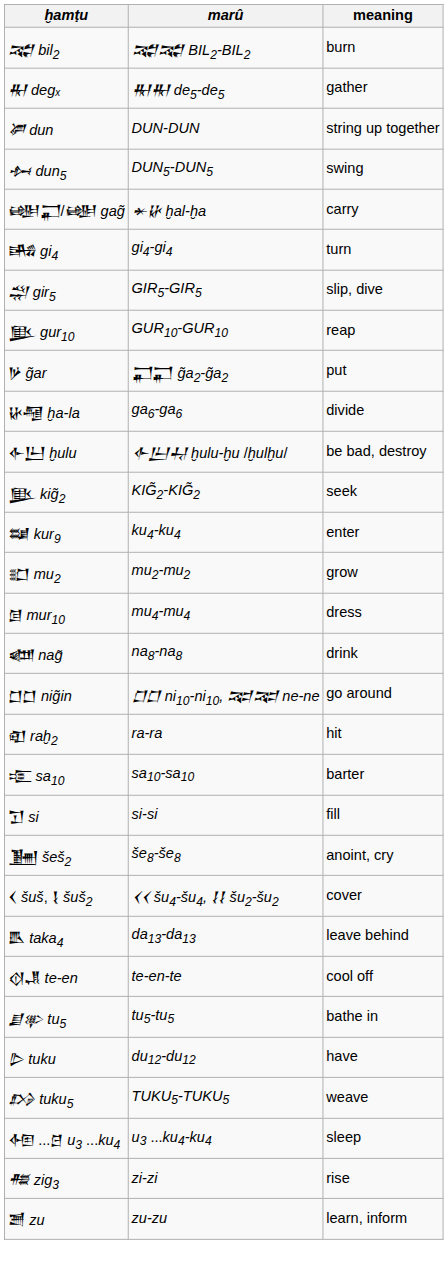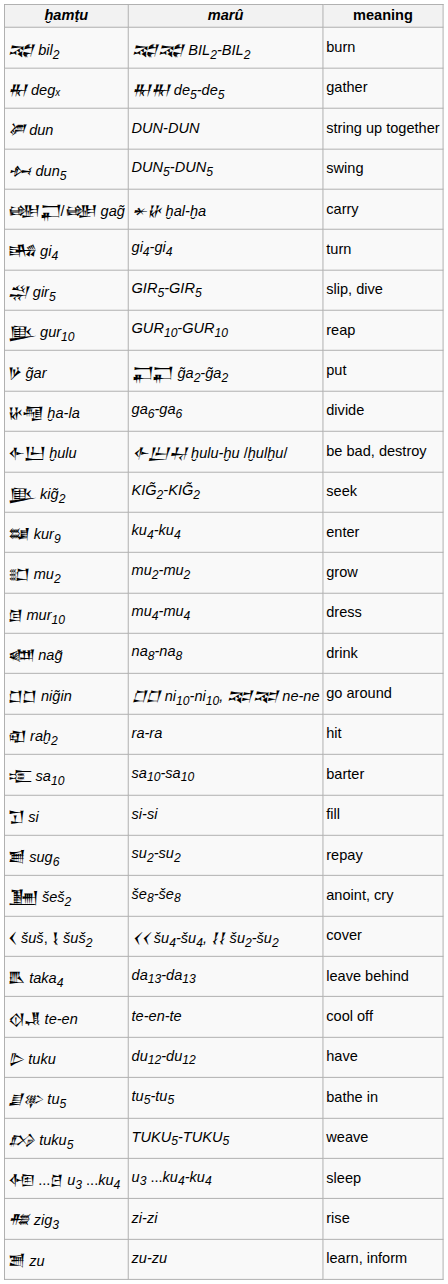+ row: (34, 859)
rows swapped: (37, 1021) <-> (32, 1059)
